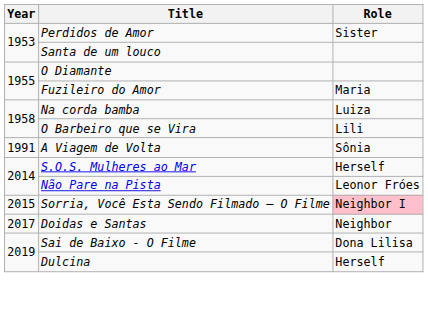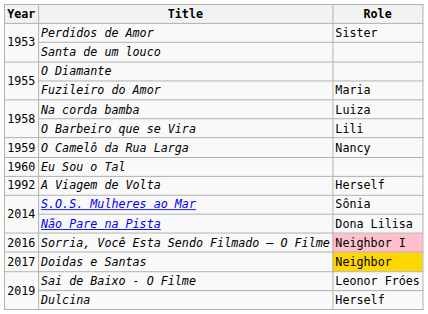+ row: (115, 147)
+ row: (83, 167)
(21, 147) 1991 -> (21, 186) 1992
(353, 147) Sônia -> (360, 186) Herself
(360, 167) Herself -> (353, 205) Sônia
(378, 186) Leonor Fróes -> (374, 224) Dona Lilisa
(21, 205) 2015 -> (21, 243) 2016
(364, 224) no background -> (364, 262) gold background
(374, 243) Dona Lilisa -> (378, 281) Leonor Fróes
